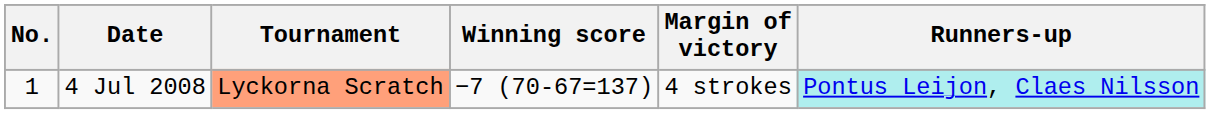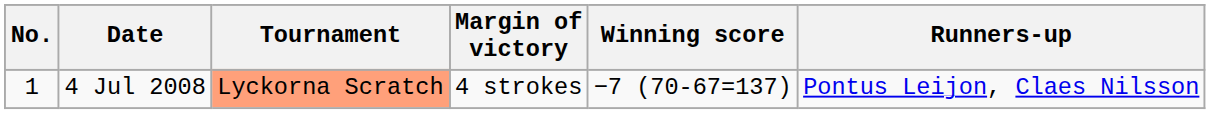columns swapped: (554, 38) <-> (728, 38)
(1001, 89) paleturquoise background -> (1001, 89) no background
